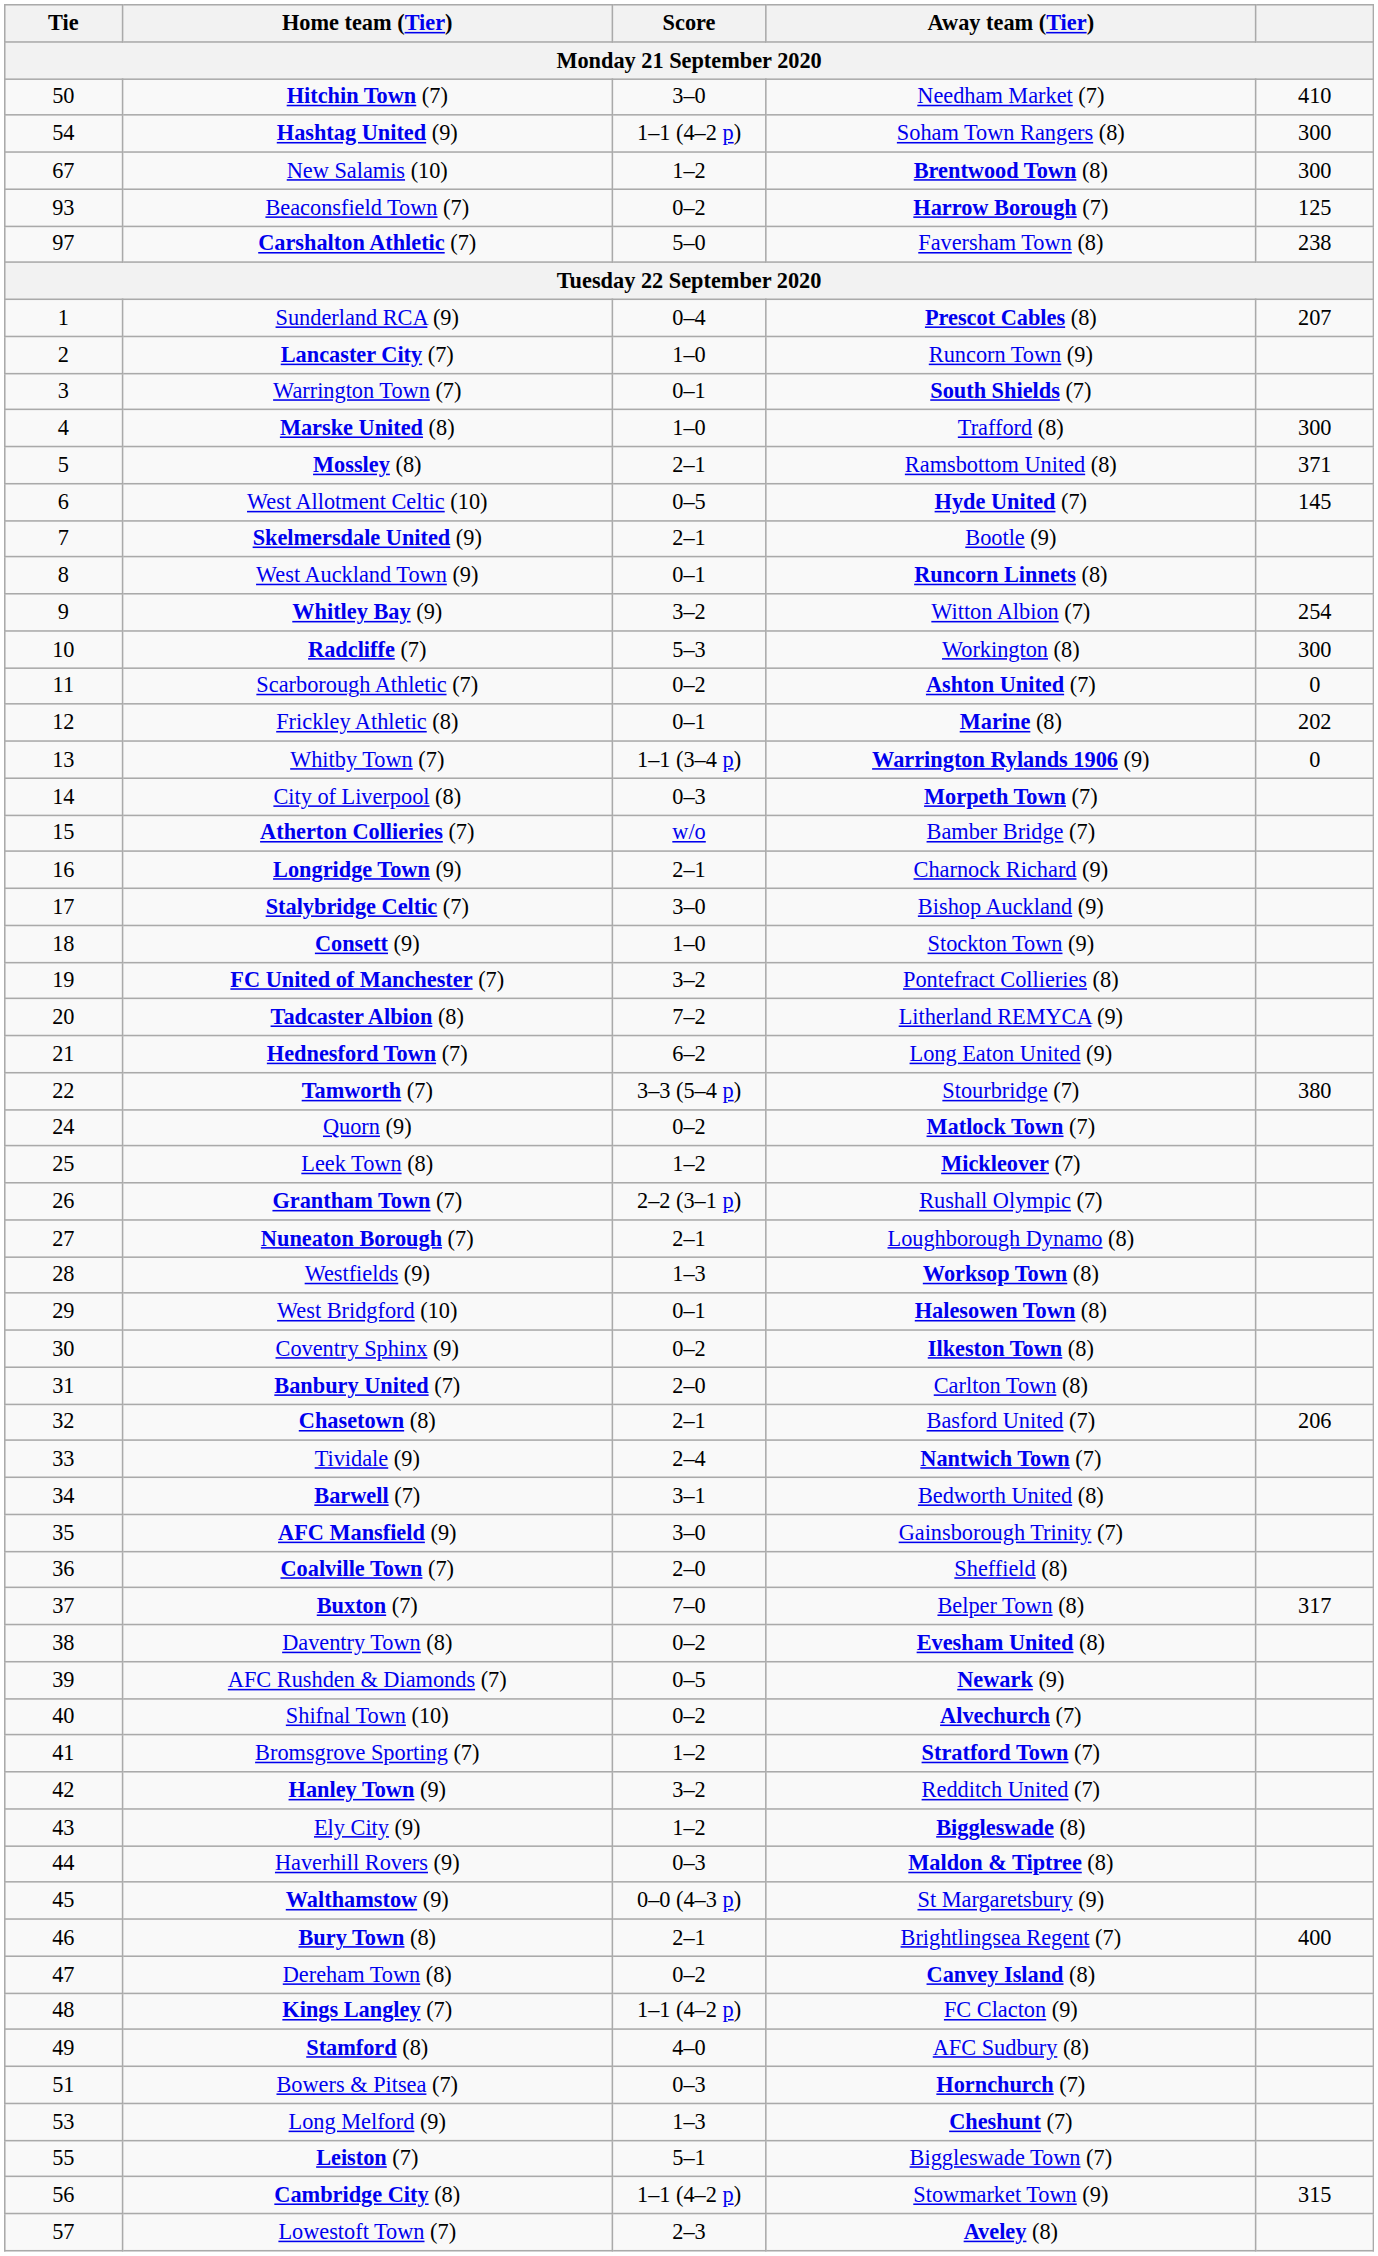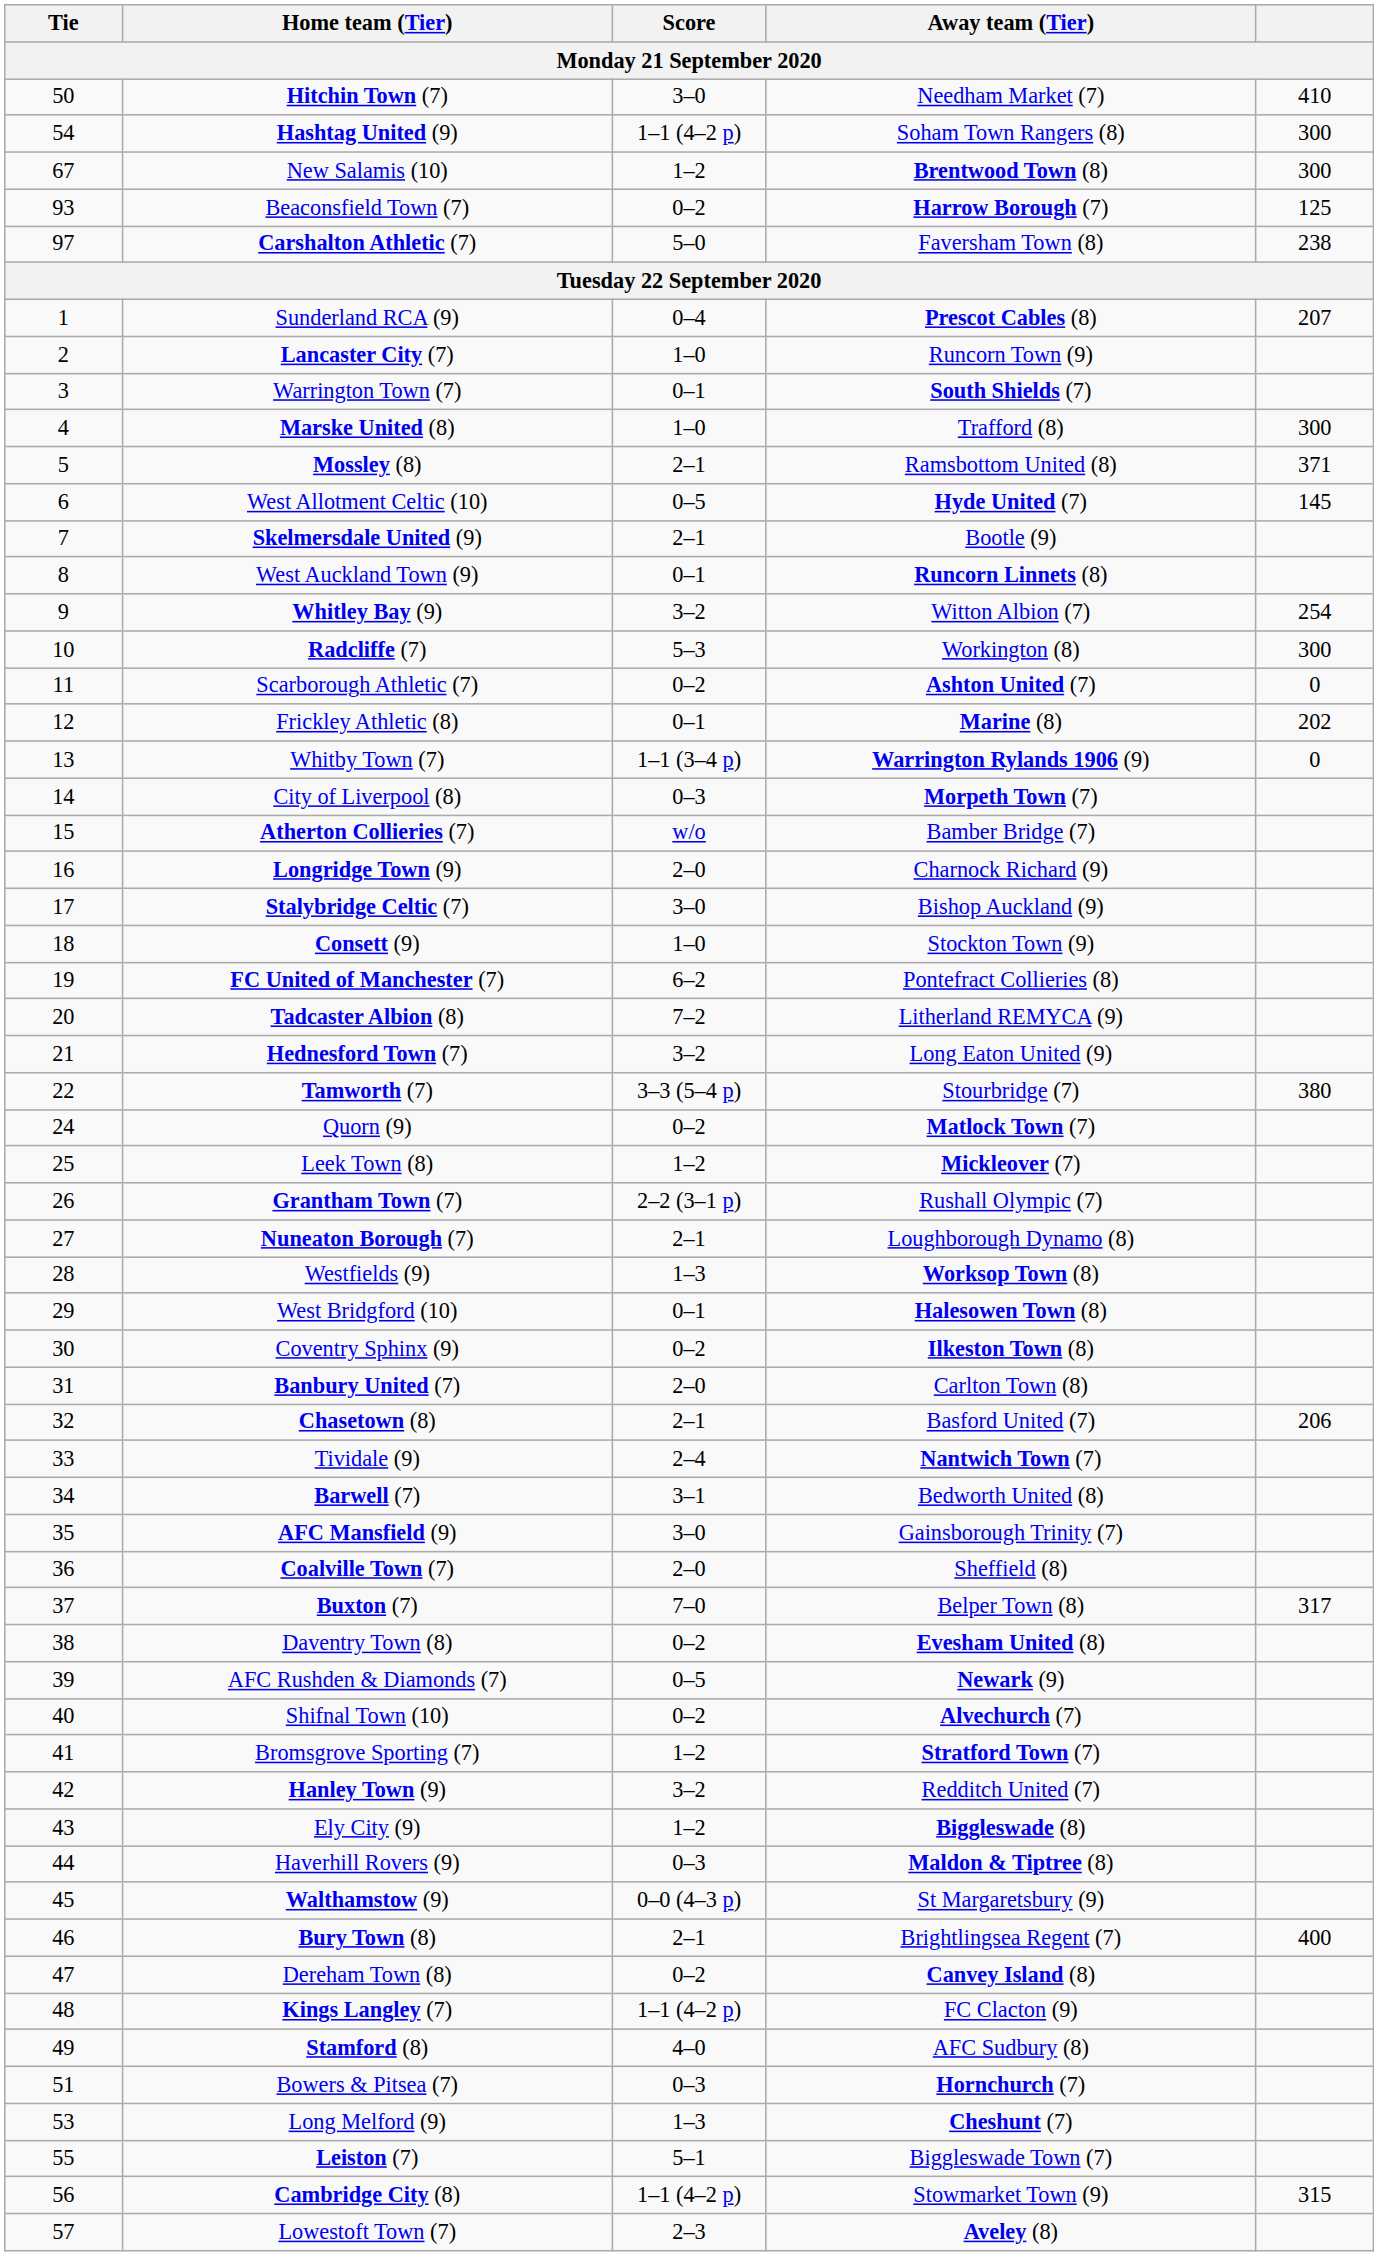(689, 869) 2–1 -> (689, 869) 2–0
(689, 980) 3–2 -> (689, 980) 6–2
(689, 1054) 6–2 -> (689, 1054) 3–2
